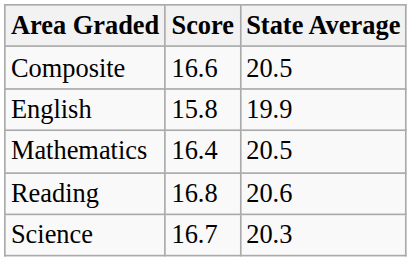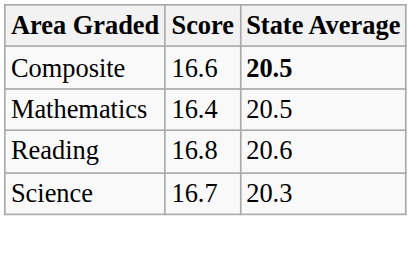(269, 67) normal -> (269, 67) bold
- row: (51, 109)
